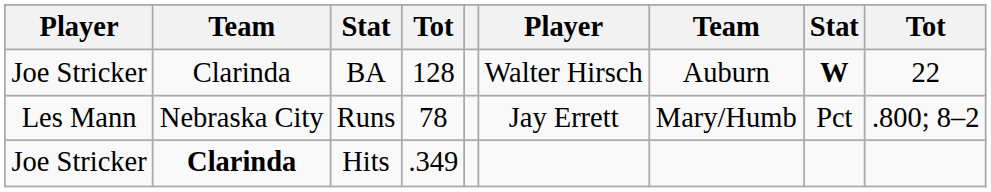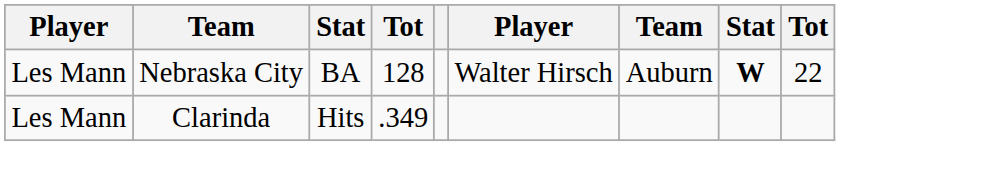(79, 72) Joe Stricker -> (69, 72) Les Mann
(242, 72) Clarinda -> (221, 72) Nebraska City
- row: (366, 117)
(79, 162) Joe Stricker -> (69, 117) Les Mann
(242, 162) bold -> (221, 117) normal
